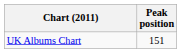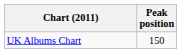(157, 40) 151 -> (157, 40) 150
